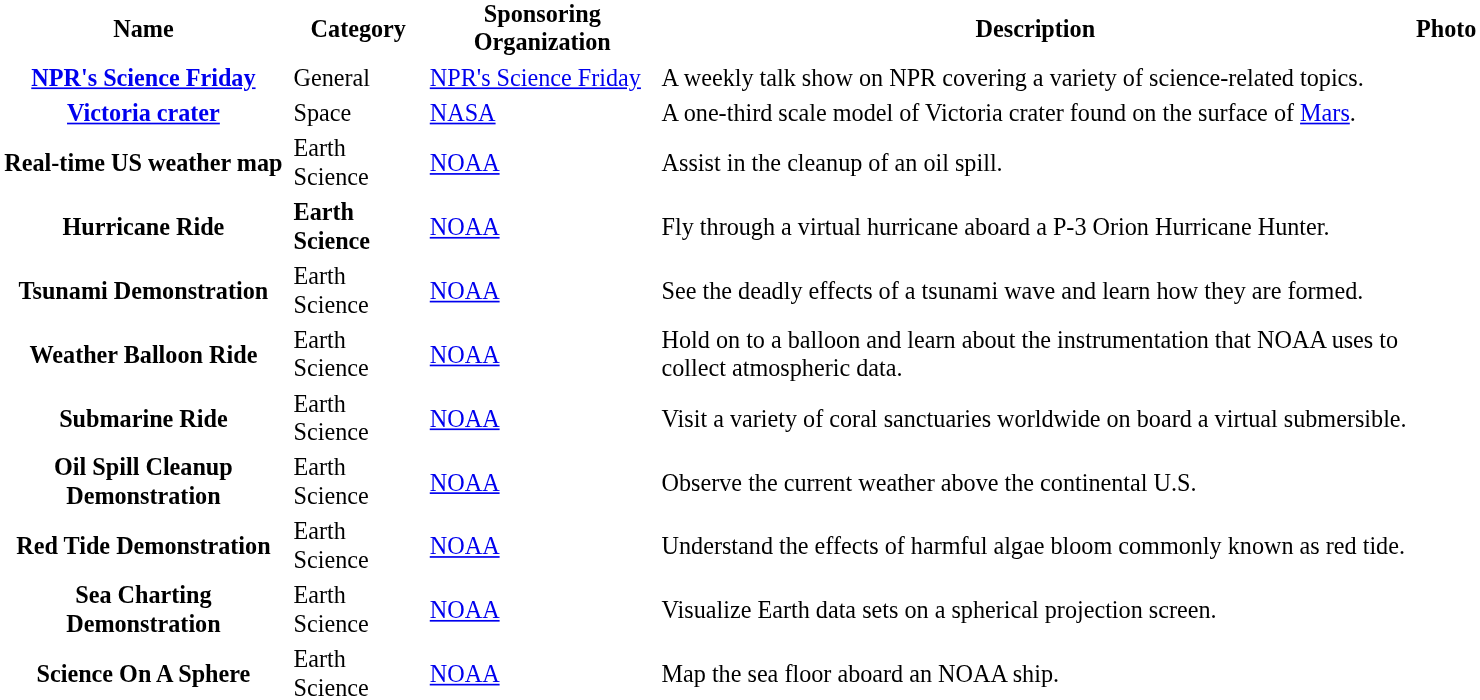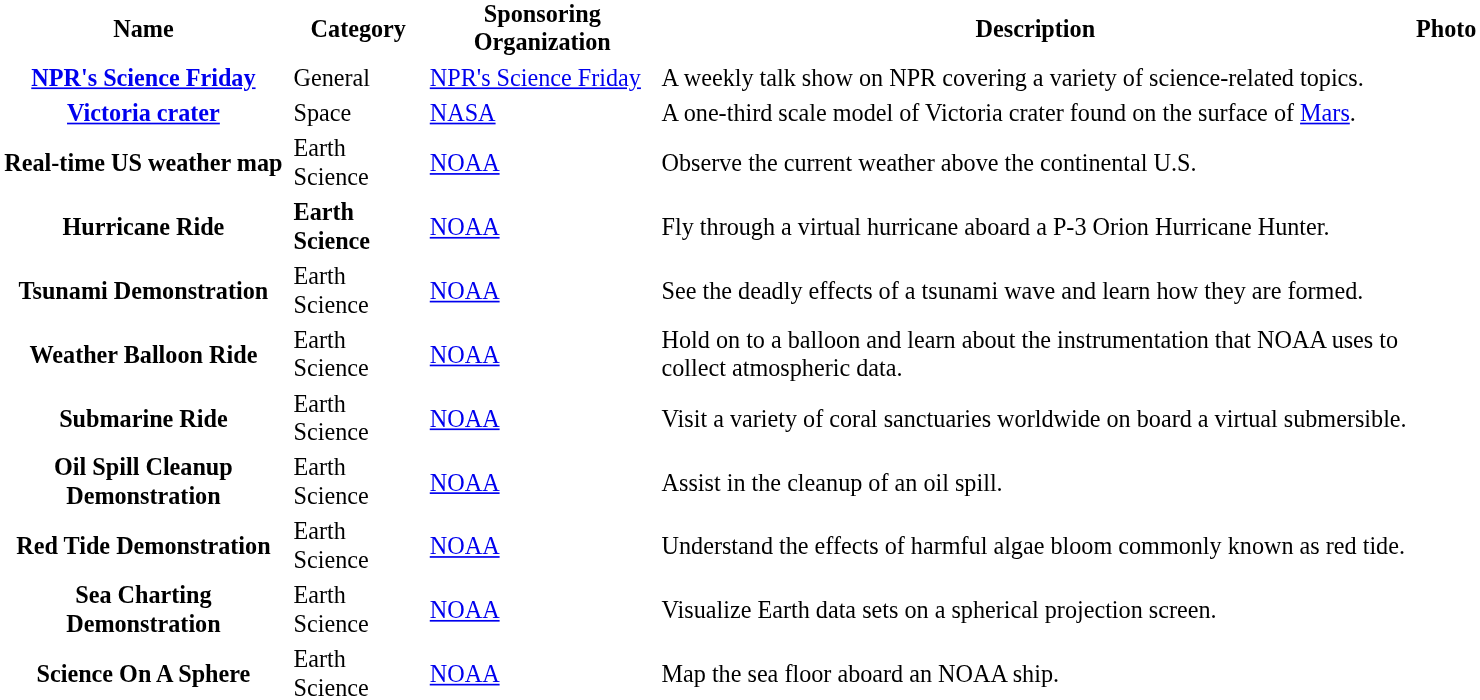(832, 162) Assist in the cleanup of an oil spill. -> (929, 162) Observe the current weather above the continental U.S.
(929, 481) Observe the current weather above the continental U.S. -> (832, 481) Assist in the cleanup of an oil spill.
